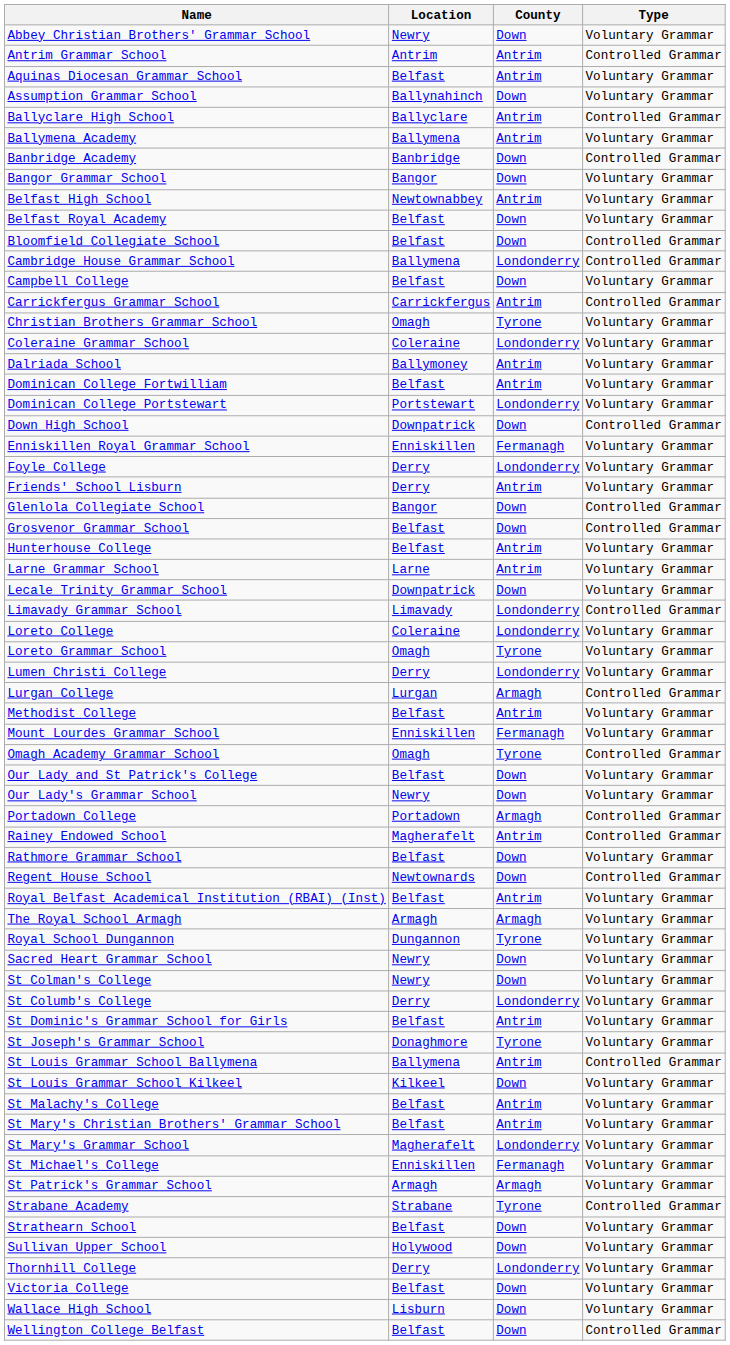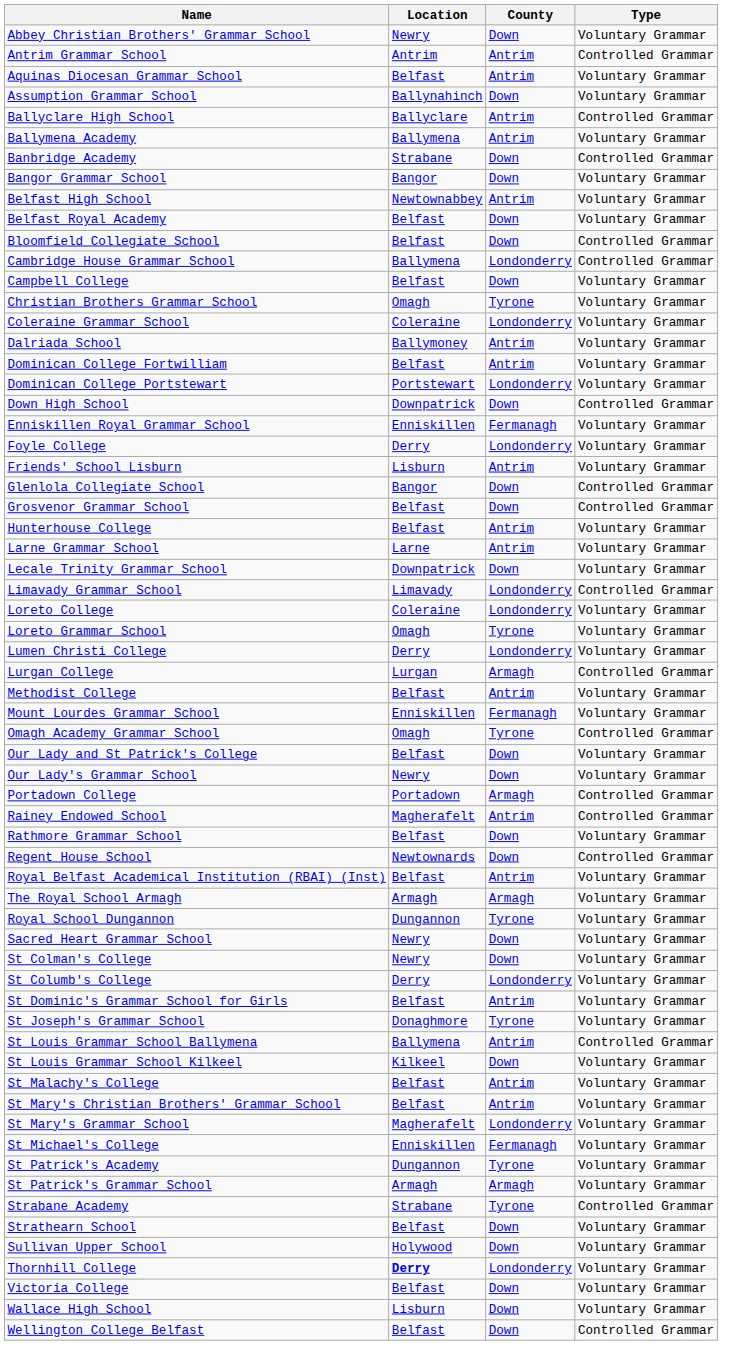(426, 159) Banbridge -> (422, 159) Strabane
- row: (113, 302)
(411, 487) Derry -> (418, 467) Lisburn
+ row: (83, 1166)
(411, 1268) normal -> (411, 1268) bold
